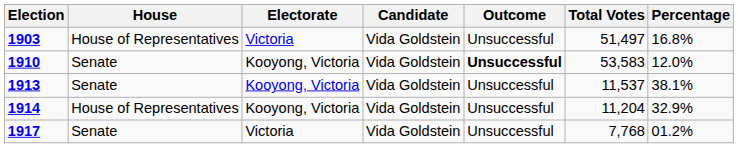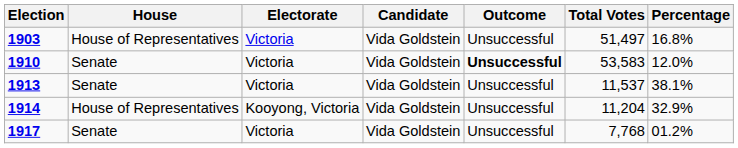(302, 62) Kooyong, Victoria -> (270, 62) Victoria
(302, 85) Kooyong, Victoria -> (270, 85) Victoria
